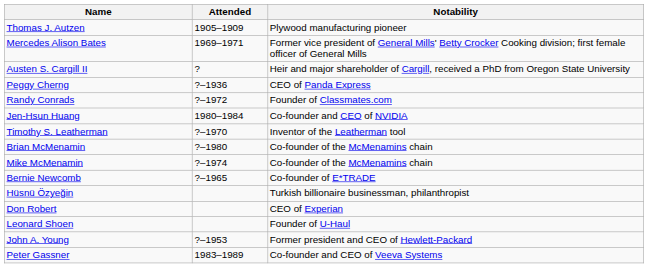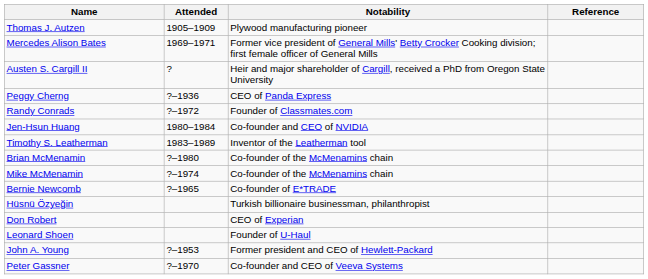+ column: (596, 12)
(211, 131) ?–1970 -> (191, 142) 1983–1989
(219, 255) 1983–1989 -> (183, 266) ?–1970
